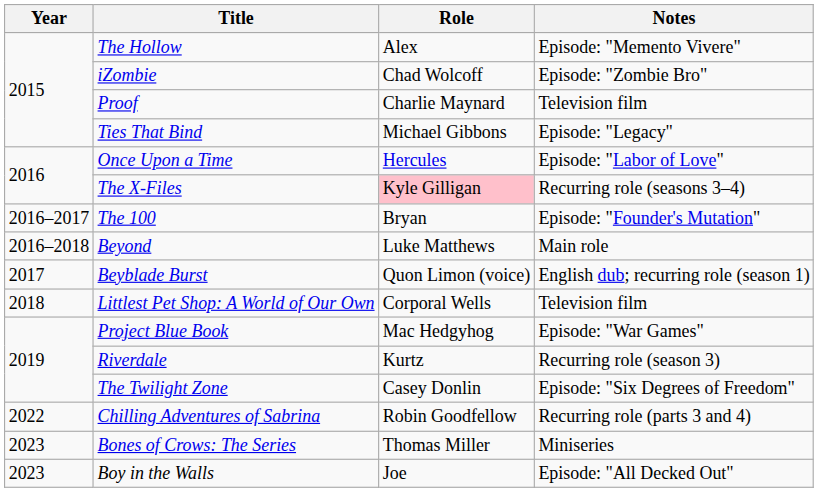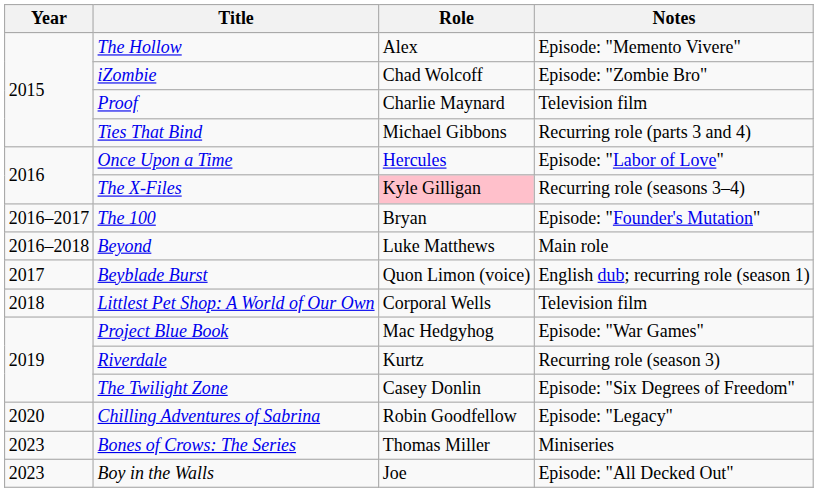(606, 132) Episode: "Legacy" -> (645, 132) Recurring role (parts 3 and 4)
(27, 416) 2022 -> (27, 416) 2020
(645, 416) Recurring role (parts 3 and 4) -> (606, 416) Episode: "Legacy"
